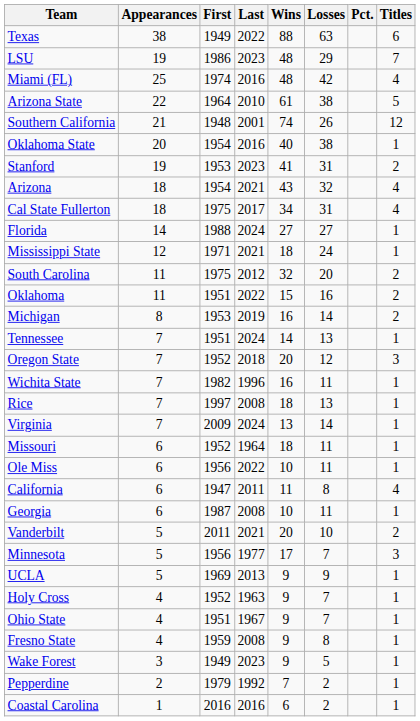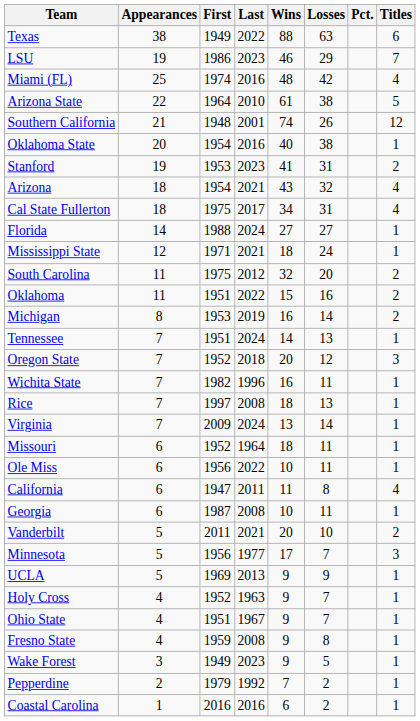(286, 58) 48 -> (286, 58) 46
